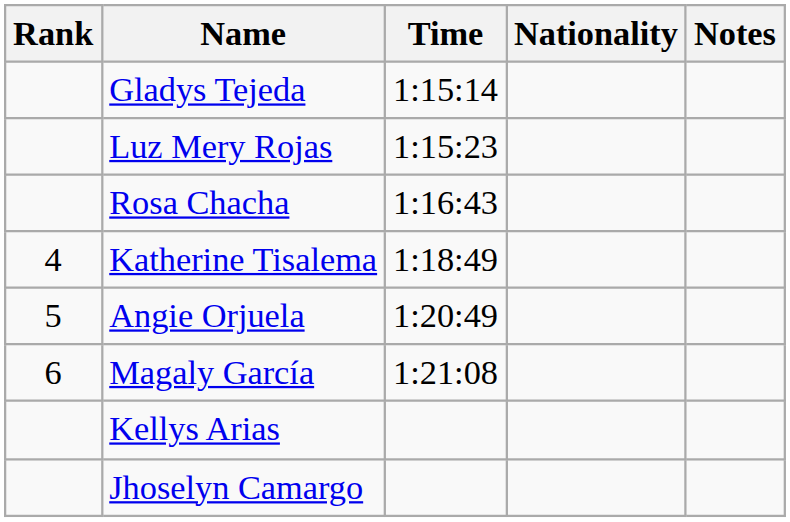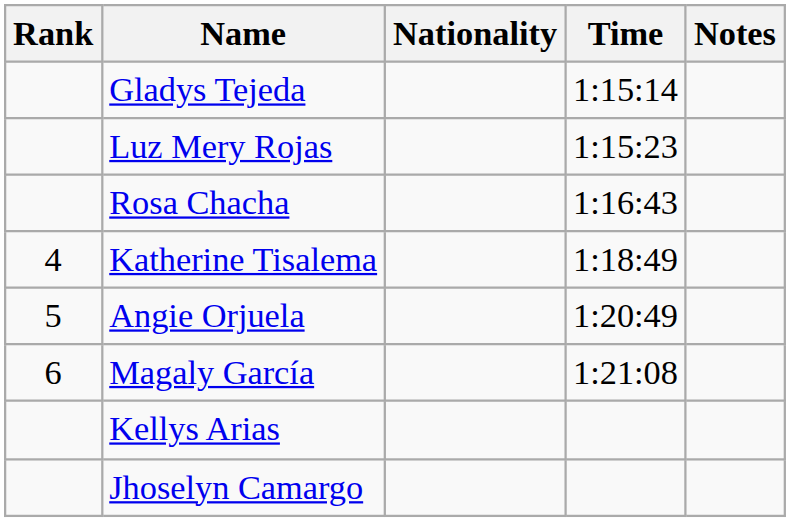columns swapped: (596, 33) <-> (446, 33)
